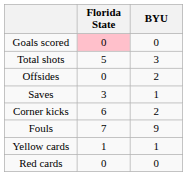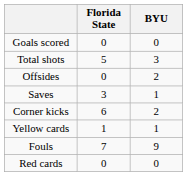(104, 42) pink background -> (104, 42) no background
rows swapped: (41, 128) <-> (41, 146)
